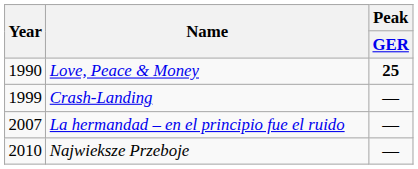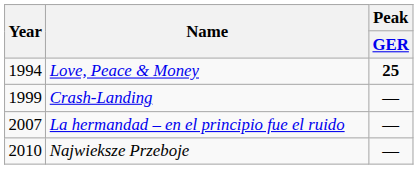(25, 71) 1990 -> (25, 71) 1994
